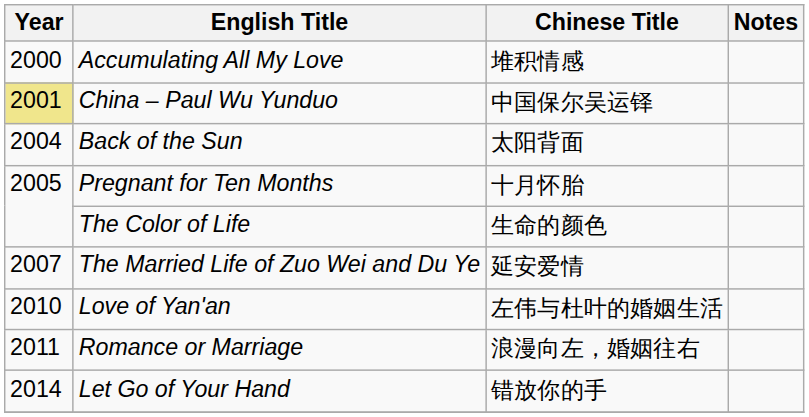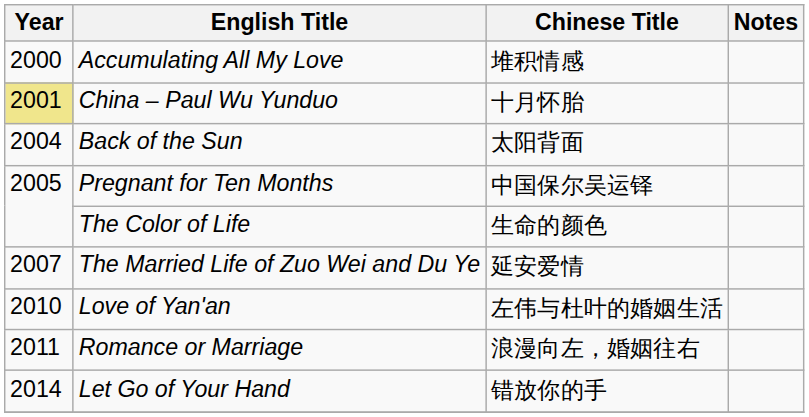(572, 102) 中国保尔吴运铎 -> (537, 102) 十月怀胎
(537, 184) 十月怀胎 -> (572, 184) 中国保尔吴运铎
